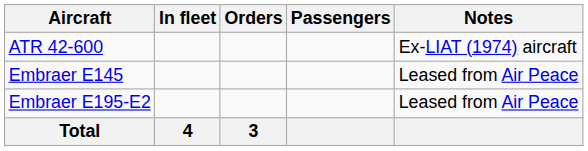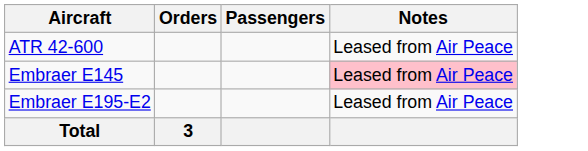- column: (188, 18)
(488, 46) Ex-LIAT (1974) aircraft -> (423, 46) Leased from Air Peace
(489, 74) no background -> (423, 74) pink background
